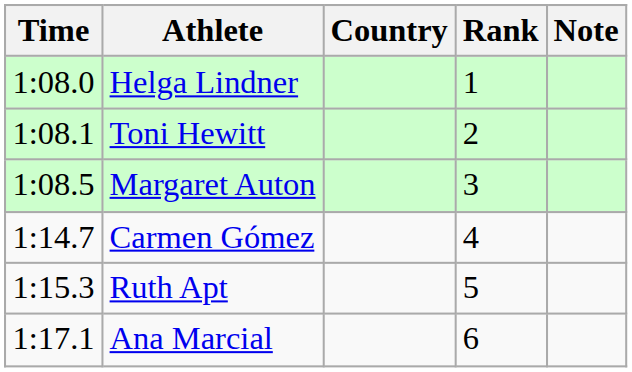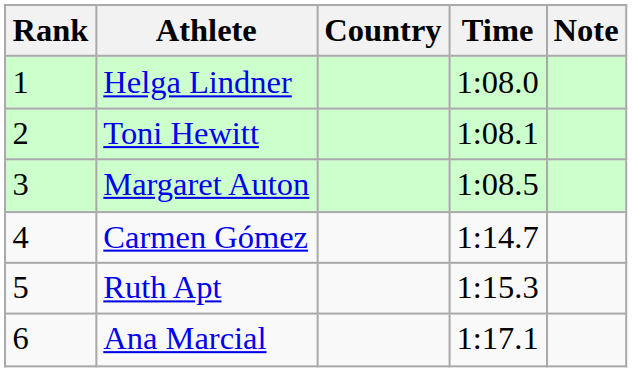columns swapped: (501, 30) <-> (54, 30)
